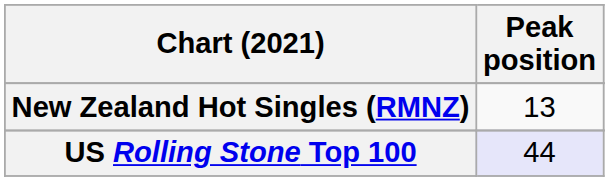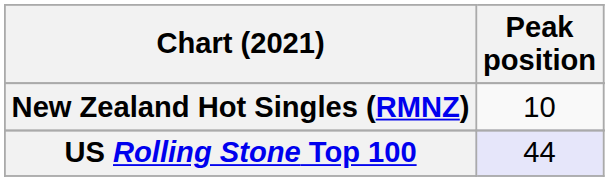(540, 106) 13 -> (540, 106) 10
